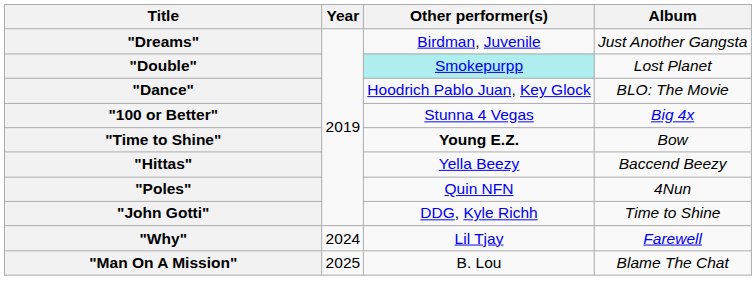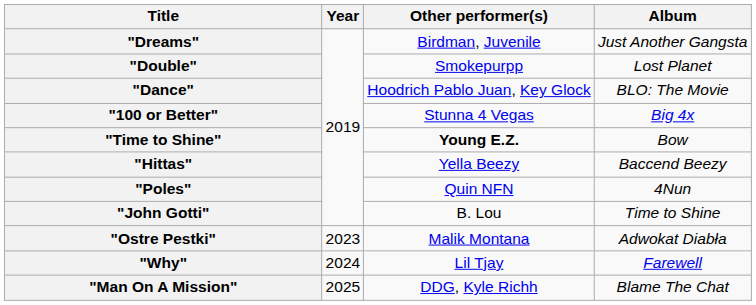(479, 66) paleturquoise background -> (479, 66) no background
(479, 213) DDG, Kyle Richh -> (479, 213) B. Lou
+ row: (163, 238)
(479, 262) B. Lou -> (479, 287) DDG, Kyle Richh
